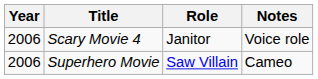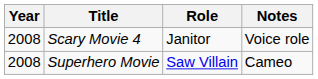(24, 39) 2006 -> (24, 39) 2008
(24, 62) 2006 -> (24, 62) 2008
